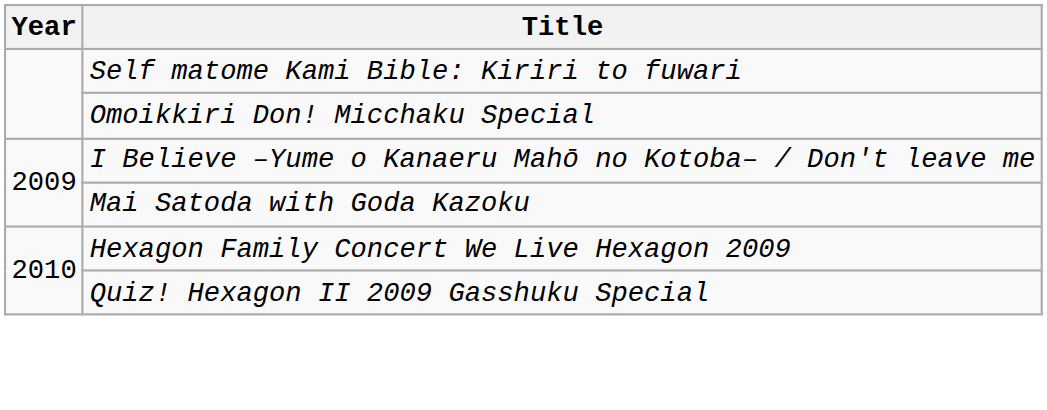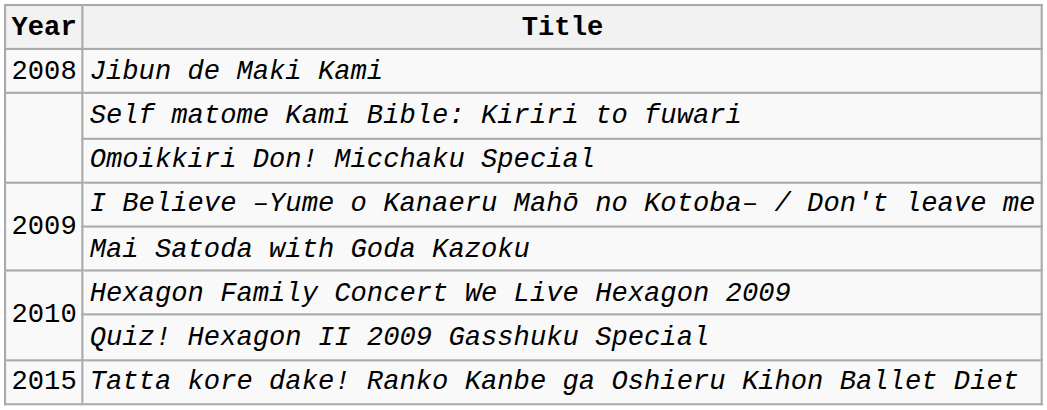+ row: (236, 71)
+ row: (554, 381)
